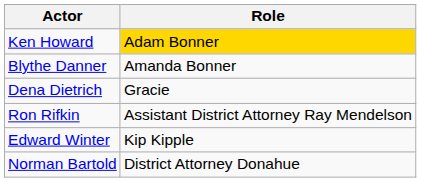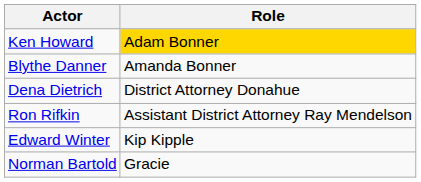(147, 90) Gracie -> (212, 90) District Attorney Donahue
(212, 164) District Attorney Donahue -> (147, 164) Gracie
